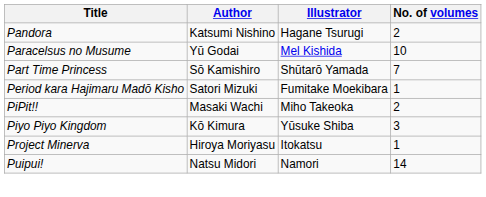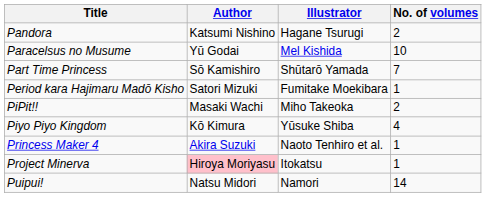(397, 126) 3 -> (397, 126) 4
+ row: (53, 145)
(232, 145) no background -> (232, 164) pink background
